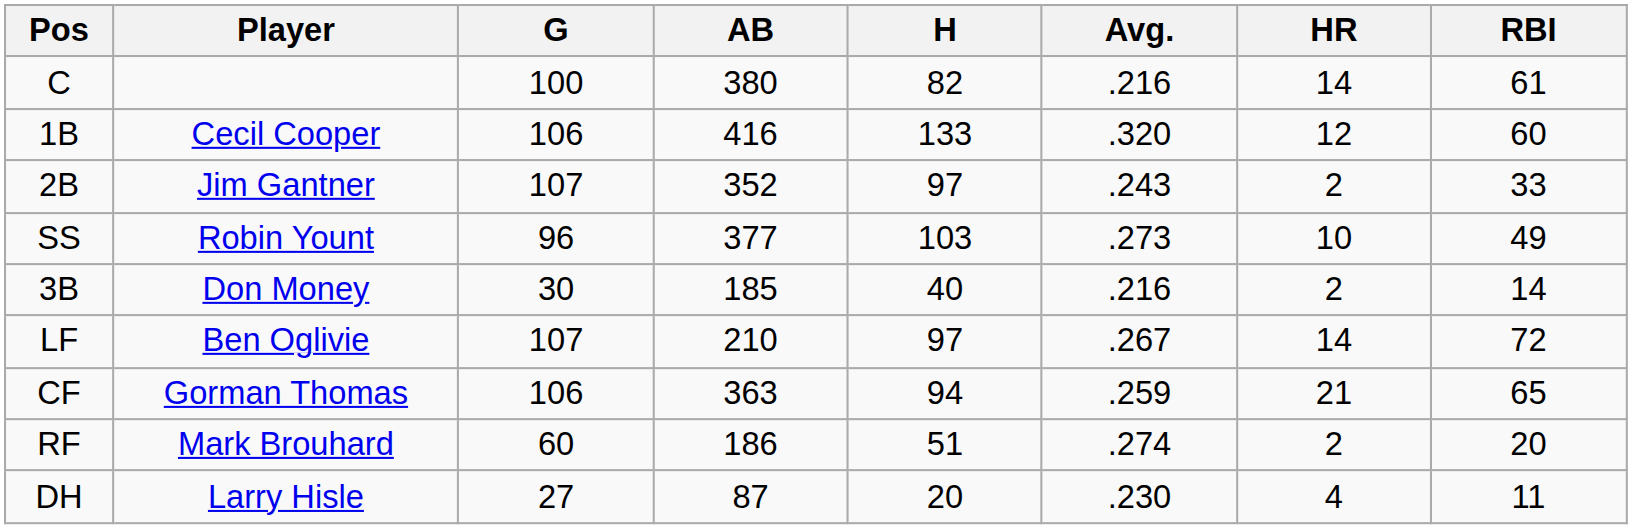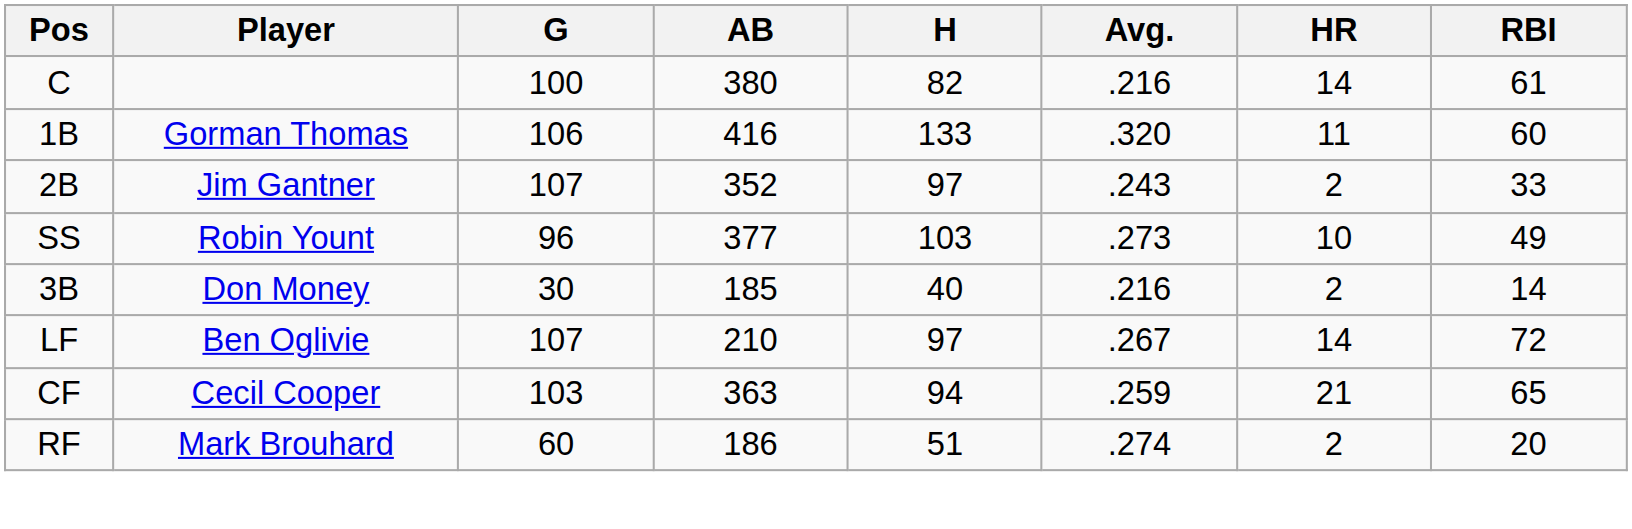(286, 133) Cecil Cooper -> (286, 133) Gorman Thomas
(1334, 133) 12 -> (1334, 133) 11
(286, 392) Gorman Thomas -> (286, 392) Cecil Cooper
(556, 392) 106 -> (556, 392) 103
- row: (59, 496)
